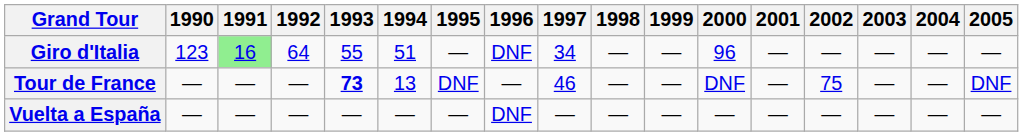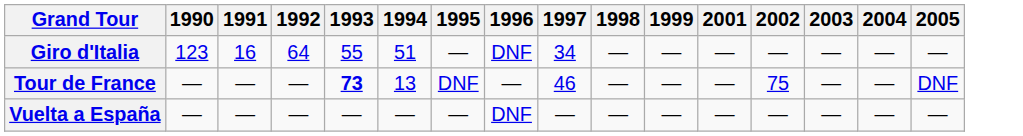- column: (725, 20)
(245, 51) lightgreen background -> (245, 51) no background
